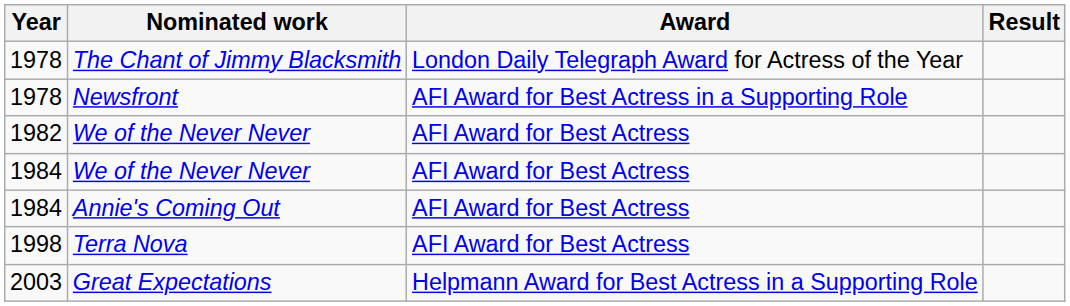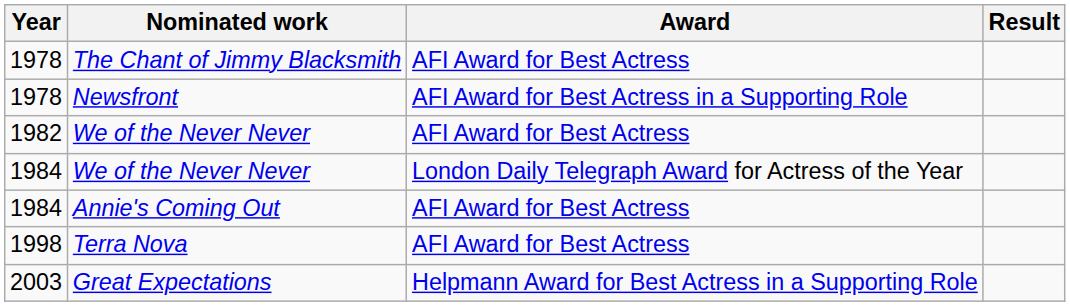(688, 60) London Daily Telegraph Award for Actress of the Year -> (551, 60) AFI Award for Best Actress
(551, 171) AFI Award for Best Actress -> (688, 171) London Daily Telegraph Award for Actress of the Year
